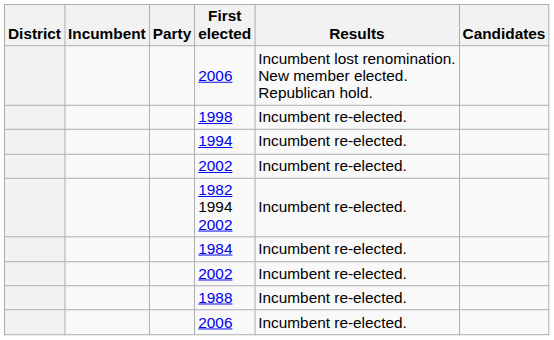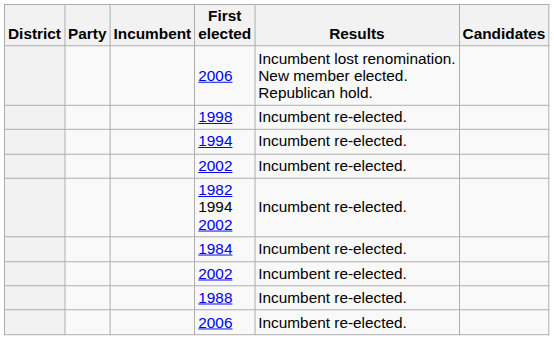columns swapped: (107, 33) <-> (172, 33)
